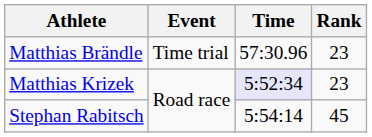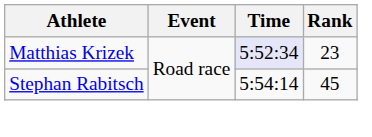- row: (76, 52)
